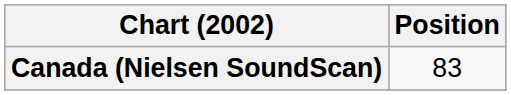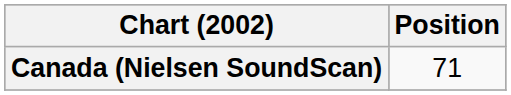(447, 68) 83 -> (447, 68) 71
